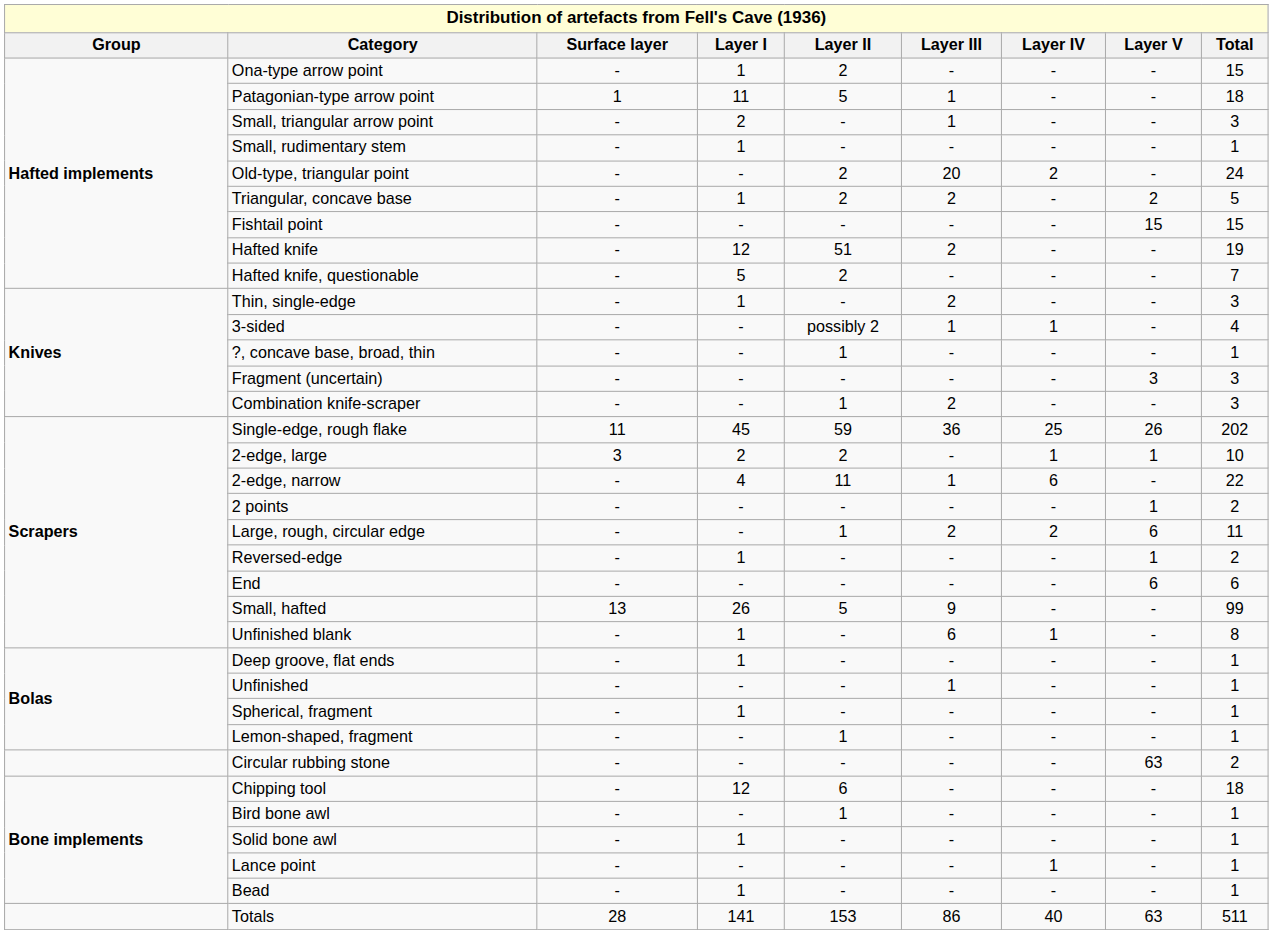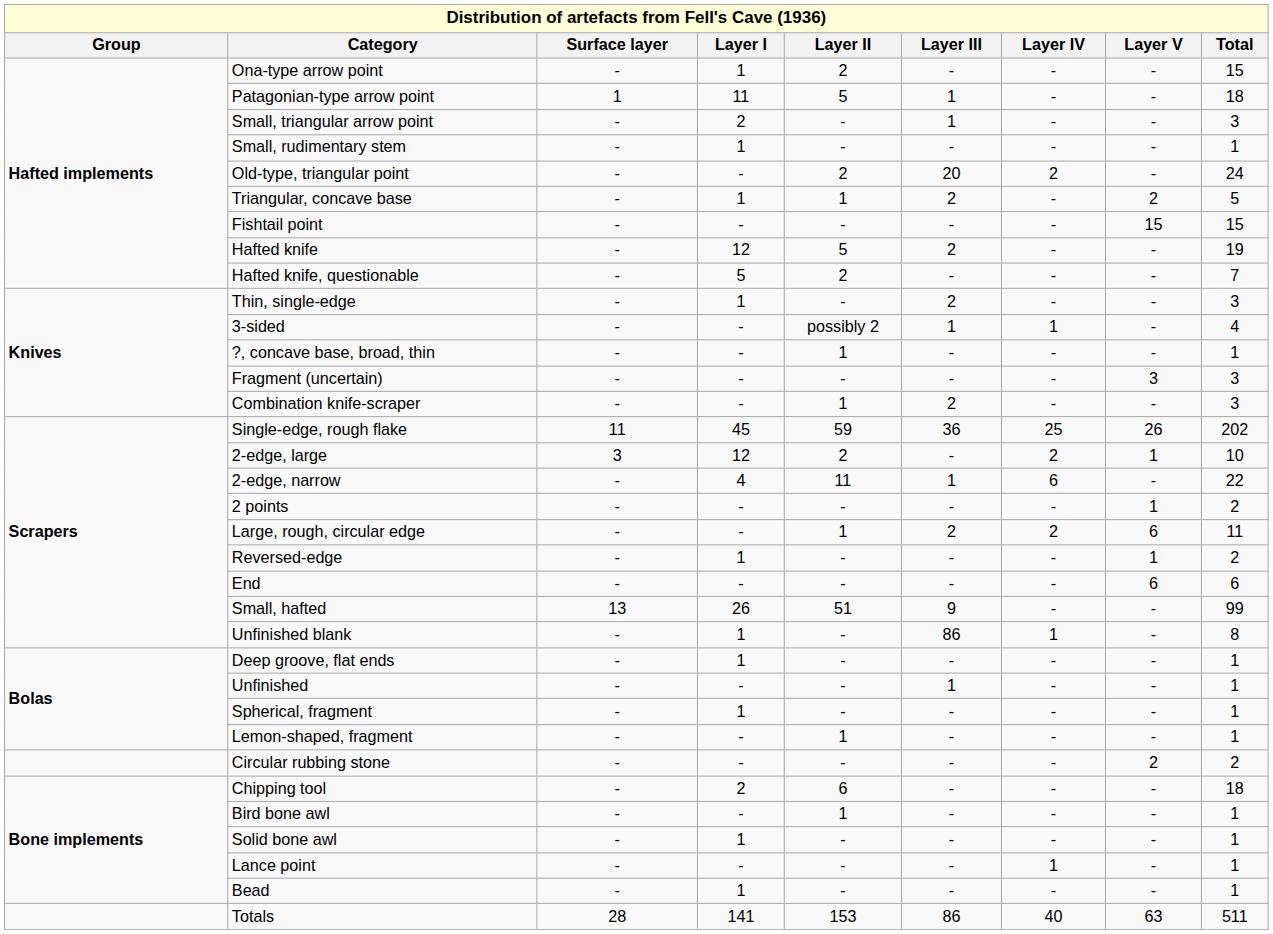(843, 199) 2 -> (843, 199) 1
(843, 250) 51 -> (843, 250) 5
(741, 455) 2 -> (741, 455) 12
(1053, 455) 1 -> (1053, 455) 2
(843, 609) 5 -> (843, 609) 51
(952, 634) 6 -> (952, 634) 86
(1153, 762) 63 -> (1153, 762) 2
(741, 788) 12 -> (741, 788) 2
